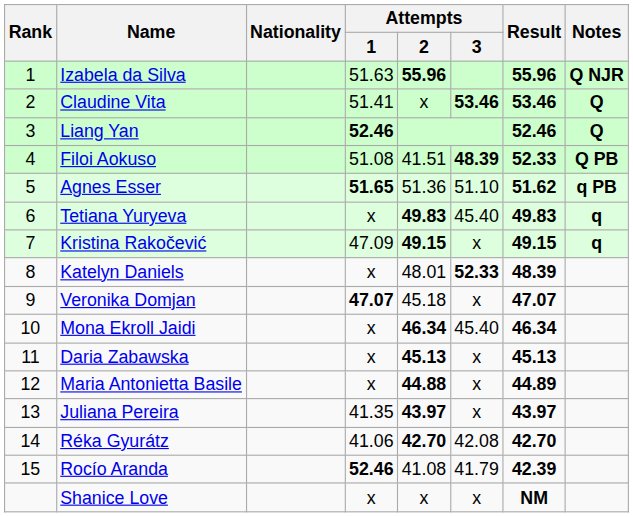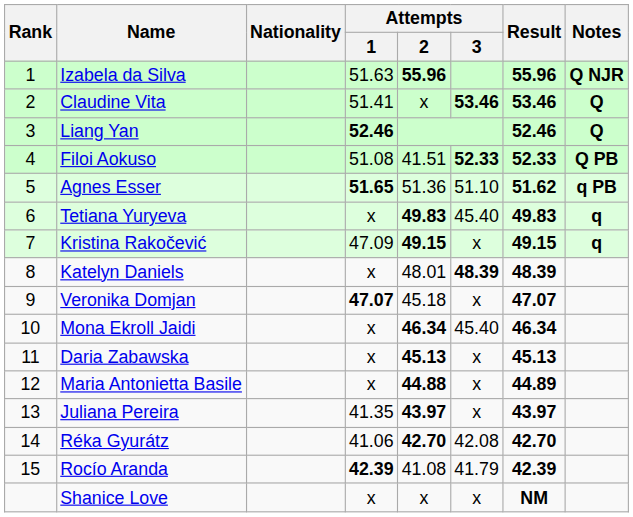(477, 159) 48.39 -> (477, 159) 52.33
(477, 272) 52.33 -> (477, 272) 48.39
(371, 469) 52.46 -> (371, 469) 42.39
